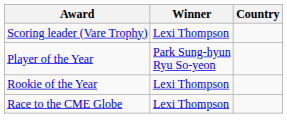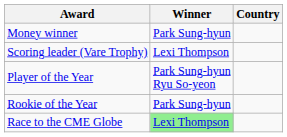+ row: (42, 33)
(191, 84) Lexi Thompson -> (192, 103) Park Sung-hyun
(191, 103) no background -> (191, 122) lightgreen background
